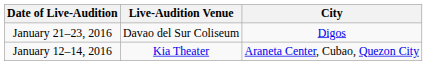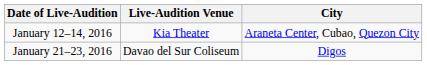rows swapped: (62, 51) <-> (62, 32)
